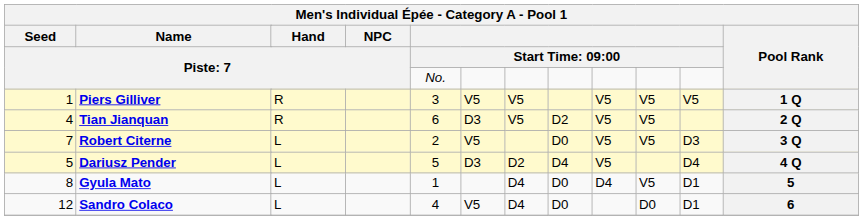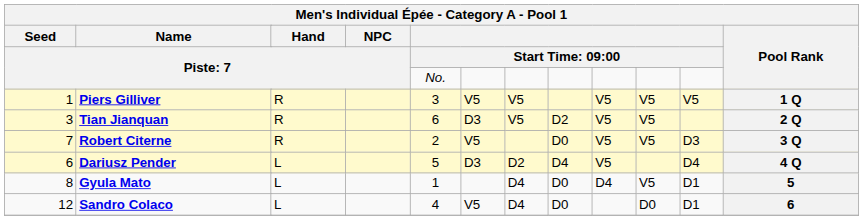(69, 120) 4 -> (69, 120) 3
(278, 141) L -> (279, 141) R
(69, 162) 5 -> (69, 162) 6
